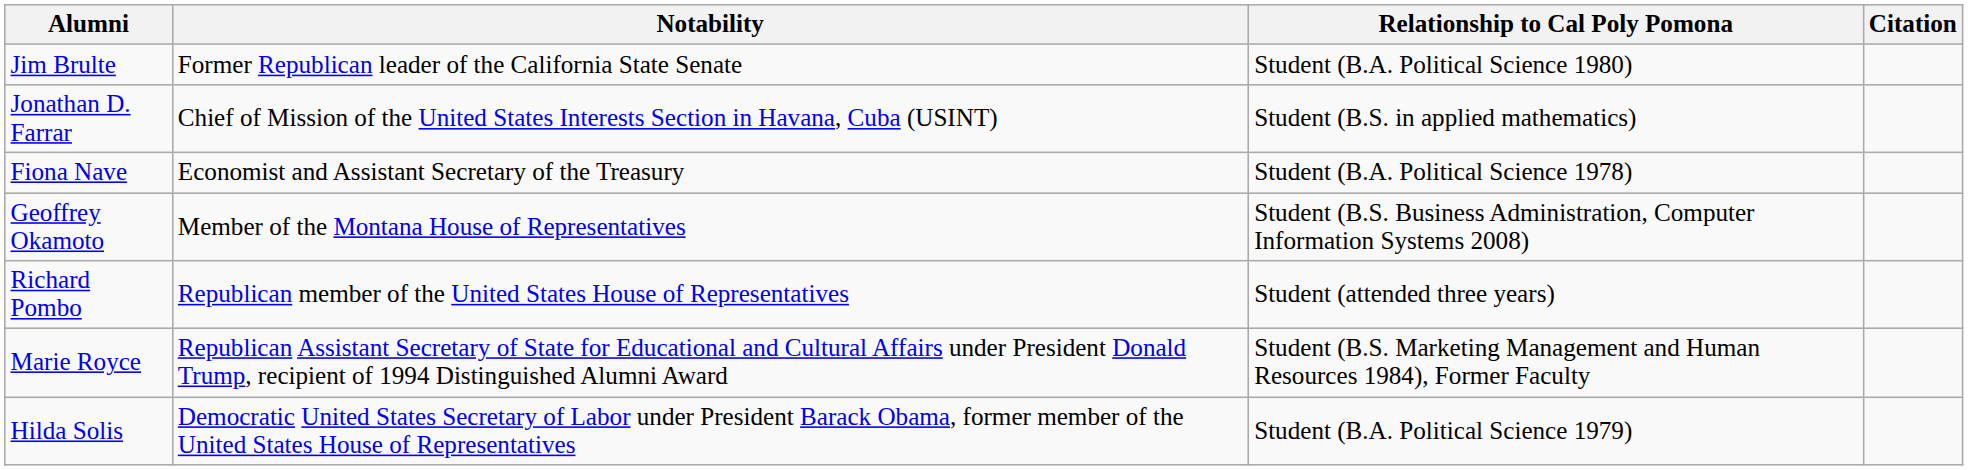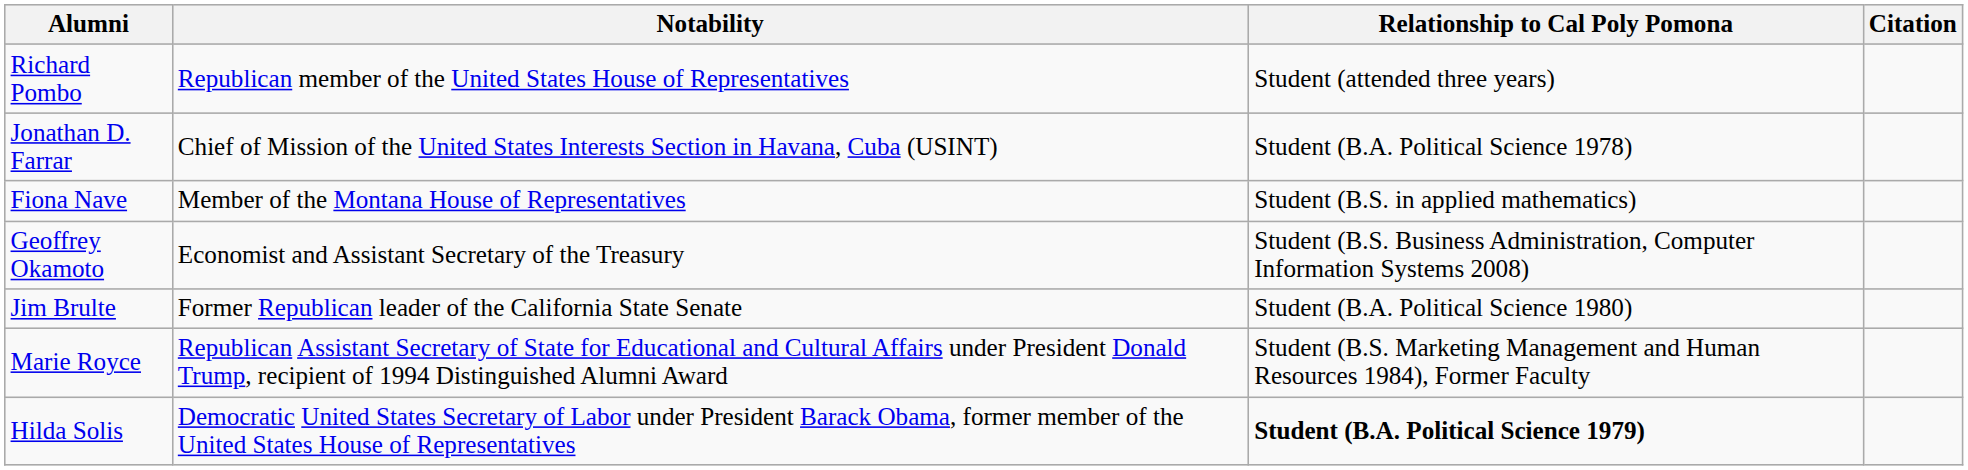rows swapped: (63, 64) <-> (50, 294)
(1445, 118) Student (B.S. in applied mathematics) -> (1443, 146) Student (B.A. Political Science 1978)
(431, 172) Economist and Assistant Secretary of the Treasury -> (432, 200) Member of the Montana House of Representatives
(1443, 172) Student (B.A. Political Science 1978) -> (1445, 200) Student (B.S. in applied mathematics)
(432, 226) Member of the Montana House of Representatives -> (431, 254) Economist and Assistant Secretary of the Treasury
(1443, 430) normal -> (1450, 430) bold
